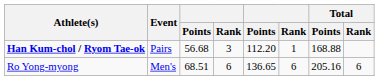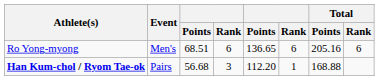rows swapped: (43, 67) <-> (76, 49)
